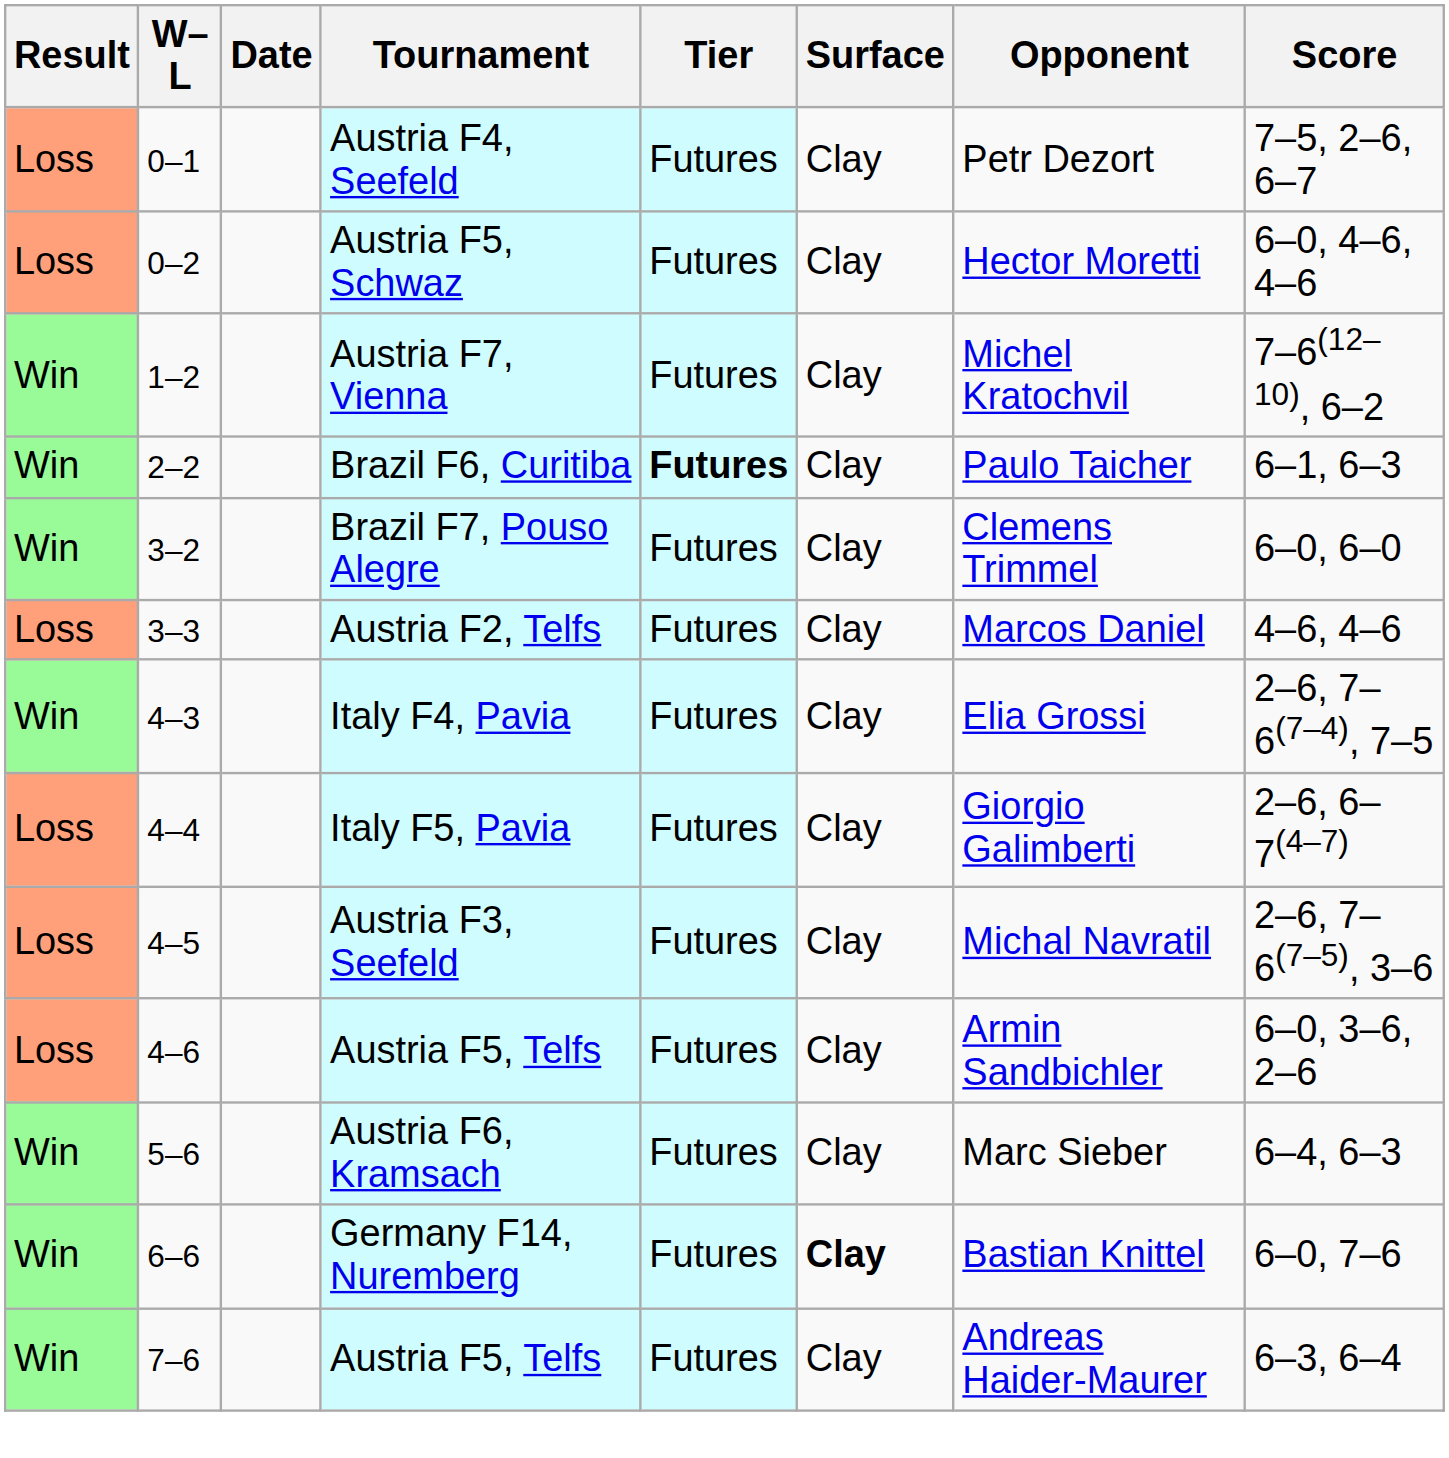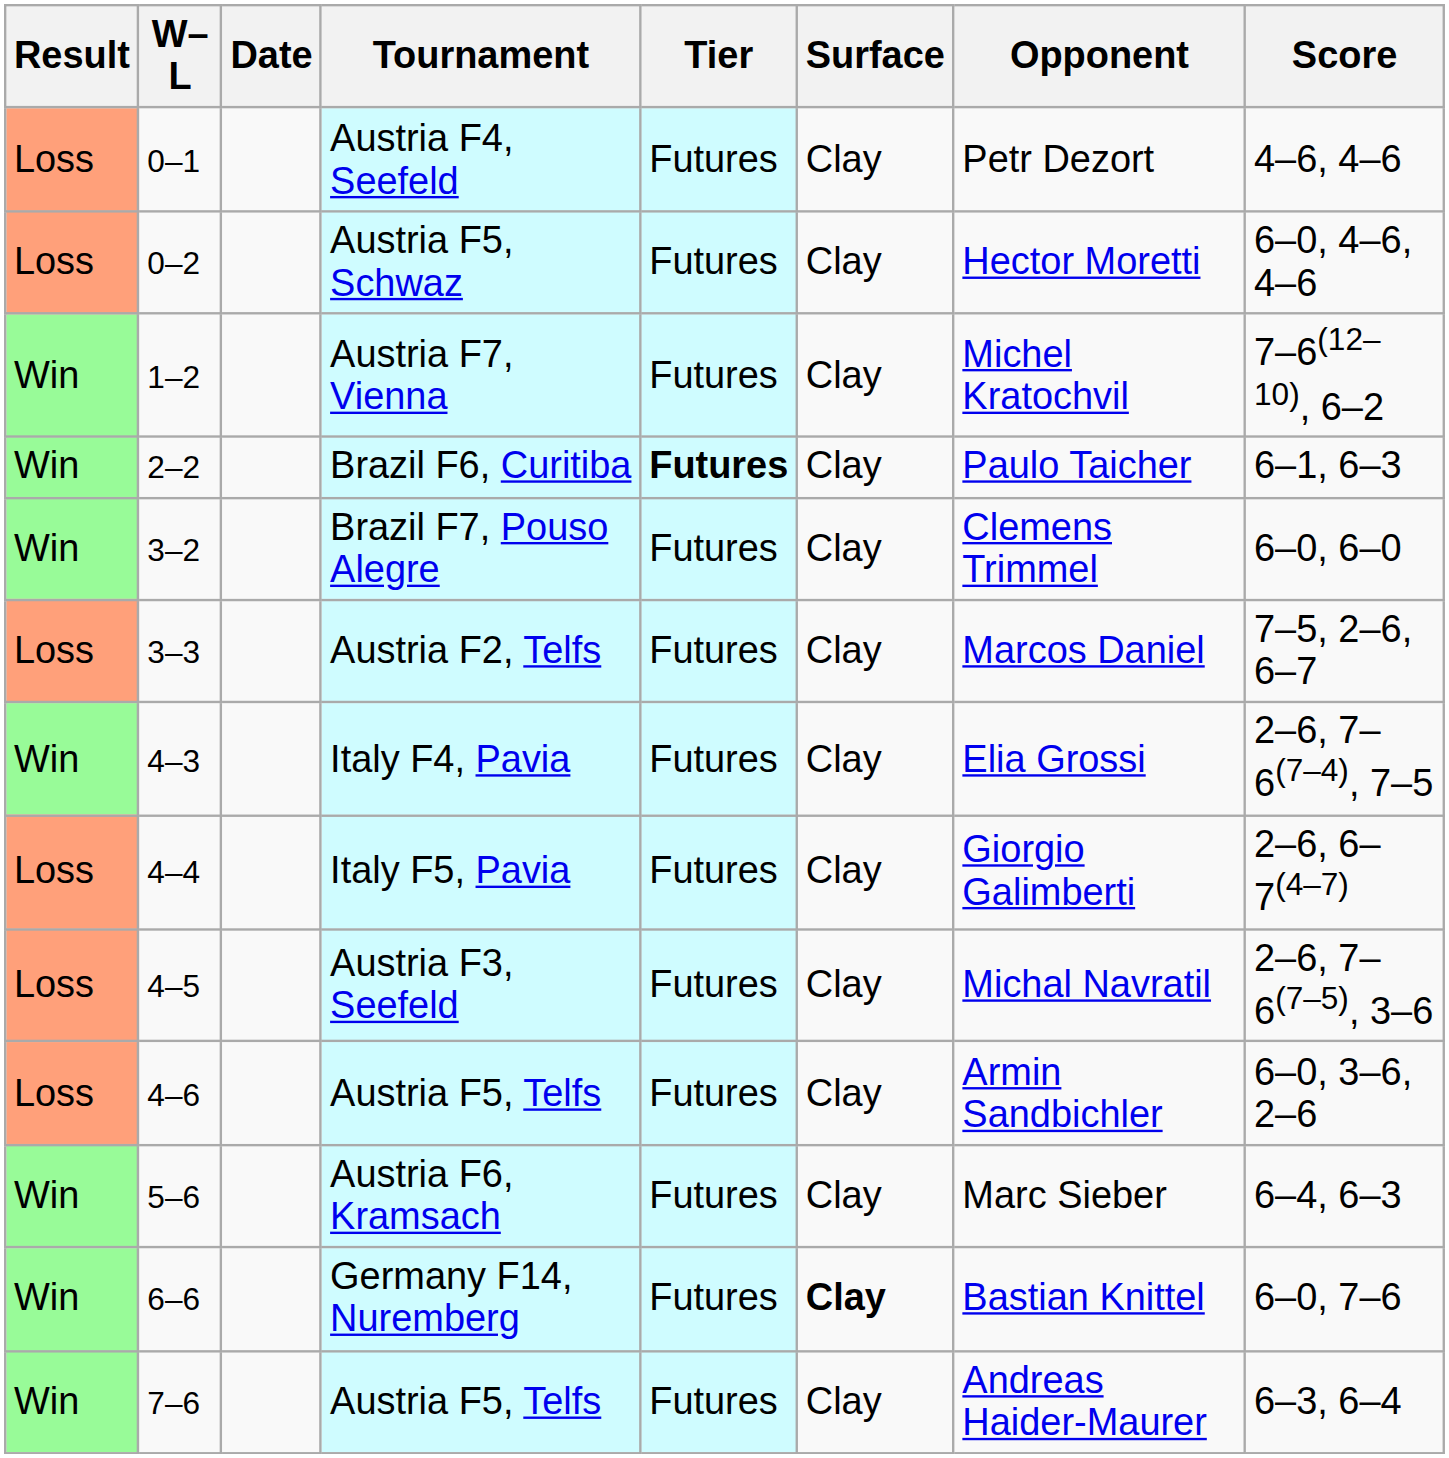(1333, 158) 7–5, 2–6, 6–7 -> (1328, 158) 4–6, 4–6
(1328, 629) 4–6, 4–6 -> (1333, 650) 7–5, 2–6, 6–7
